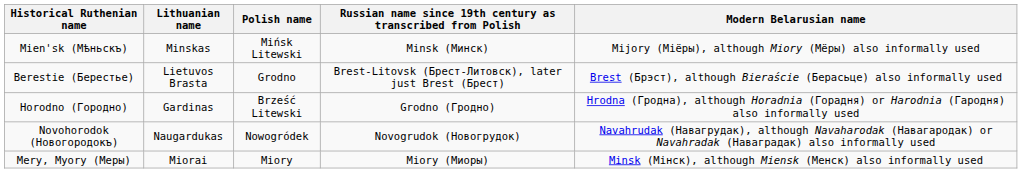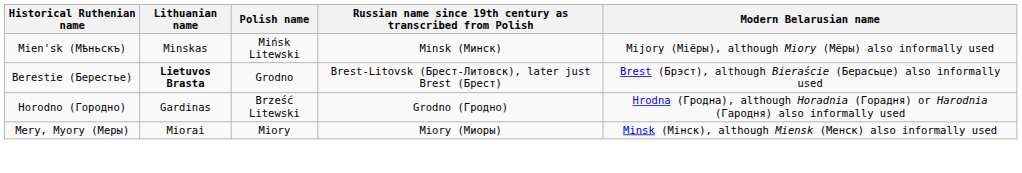(188, 78) normal -> (185, 78) bold
- row: (74, 136)
